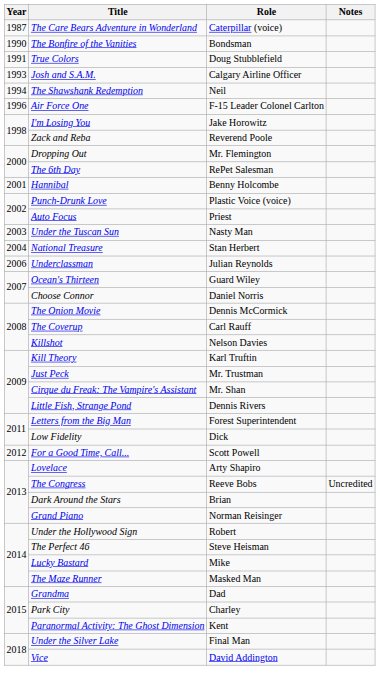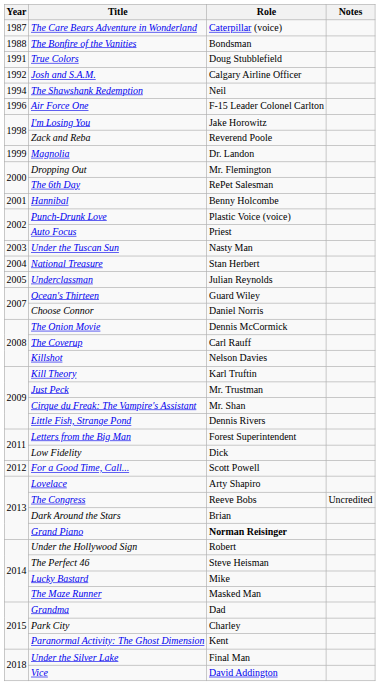(17, 43) 1990 -> (17, 43) 1988
(17, 75) 1993 -> (17, 75) 1992
+ row: (50, 153)
(17, 264) 2006 -> (17, 279) 2005
(245, 515) normal -> (248, 531) bold
